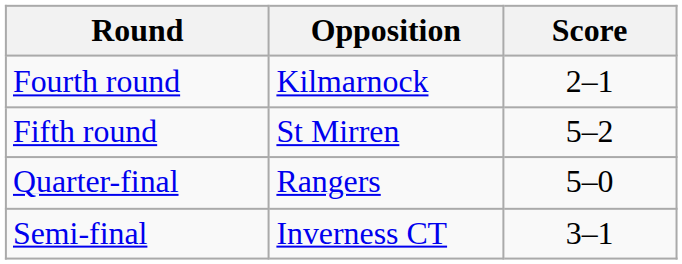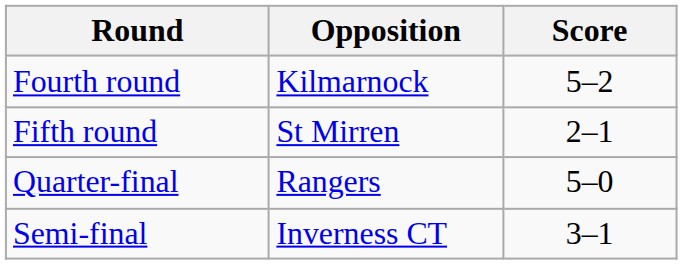(590, 81) 2–1 -> (590, 81) 5–2
(590, 131) 5–2 -> (590, 131) 2–1
